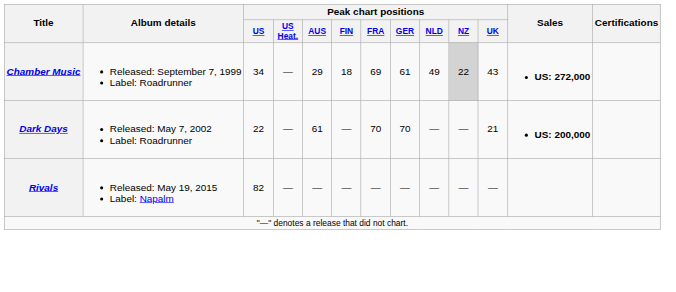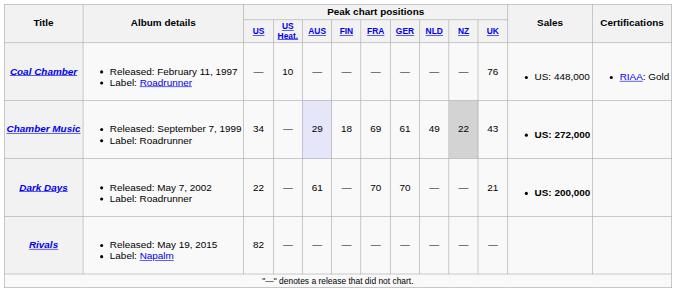+ row: (44, 71)
(317, 71) no background -> (317, 129) lavender background
